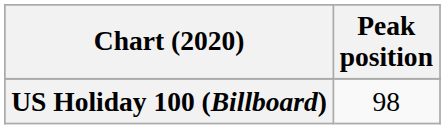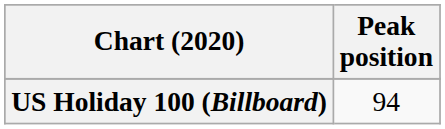(386, 100) 98 -> (386, 100) 94
